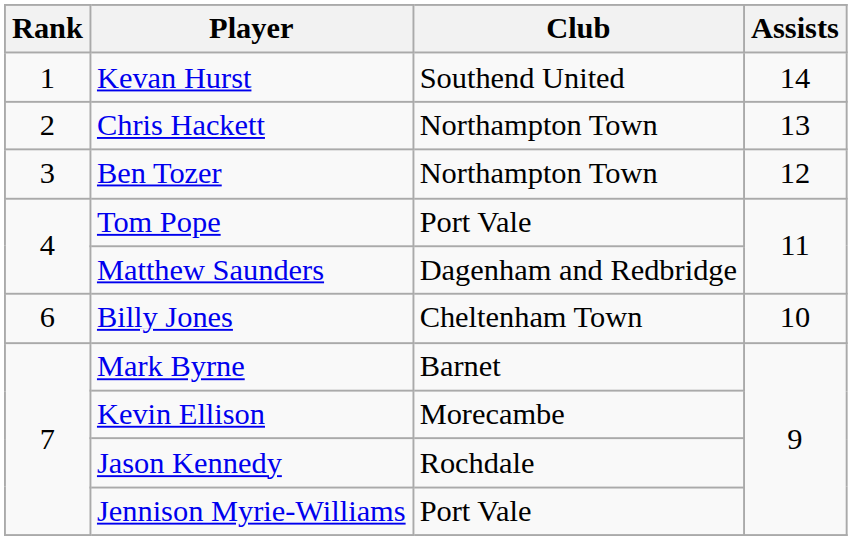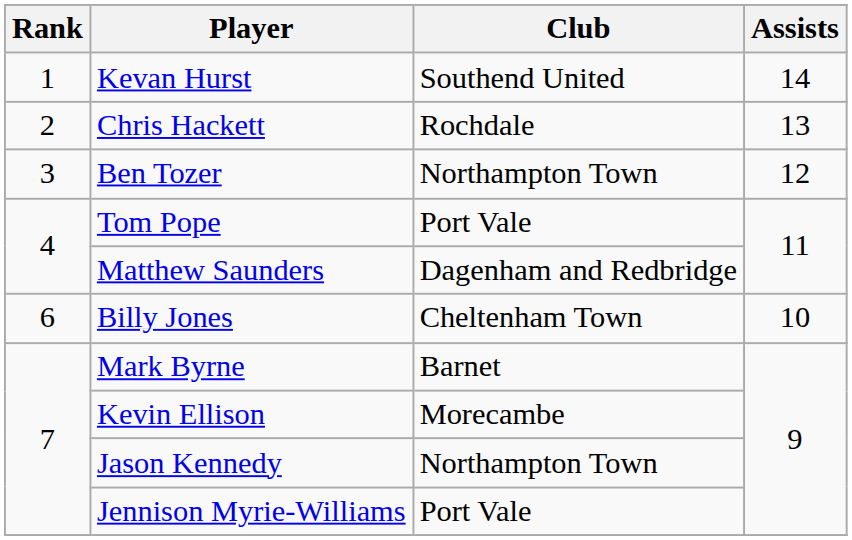(539, 125) Northampton Town -> (477, 125) Rochdale
(477, 462) Rochdale -> (539, 462) Northampton Town
